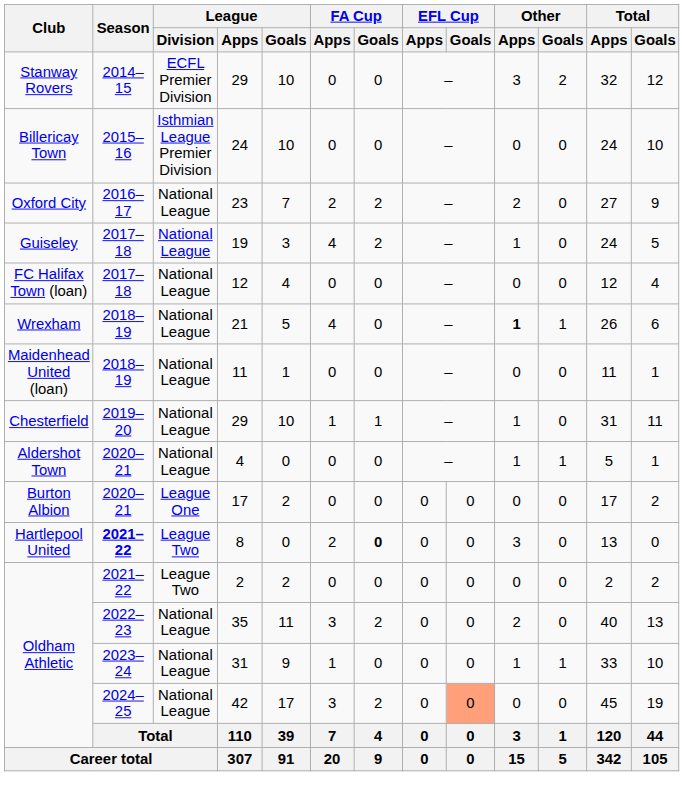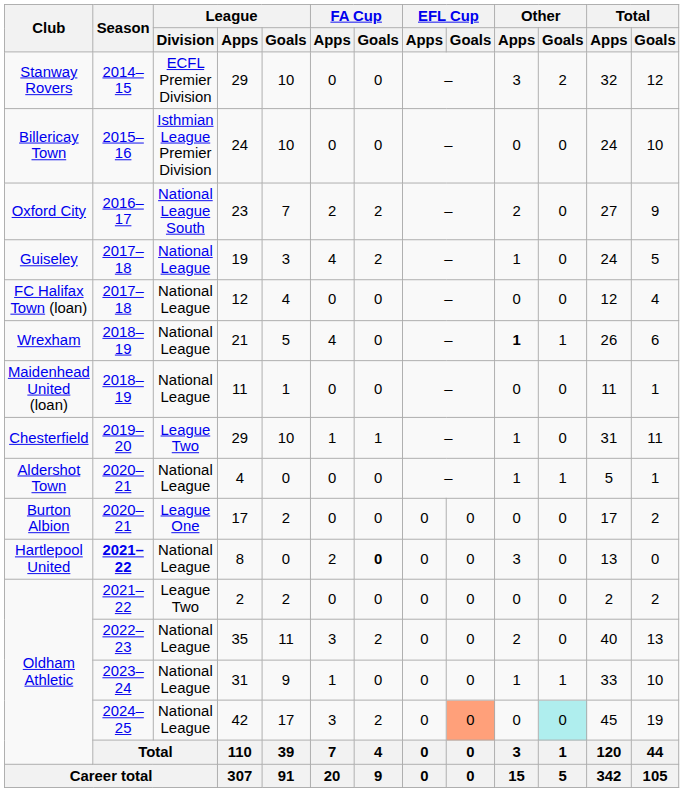(185, 202) National League -> (185, 211) National League South
(185, 421) National League -> (185, 437) League Two
(185, 542) League Two -> (185, 558) National League
(563, 703) no background -> (563, 720) paleturquoise background
